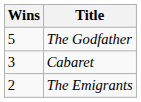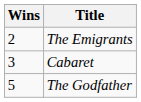rows swapped: (89, 39) <-> (90, 85)
